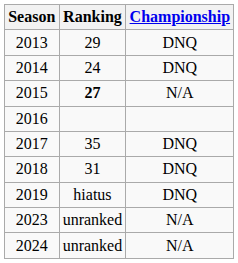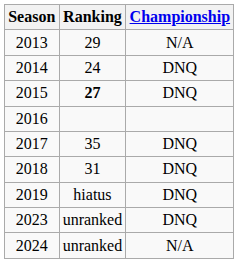(180, 42) DNQ -> (180, 42) N/A
(180, 93) N/A -> (180, 93) DNQ
(180, 220) N/A -> (180, 220) DNQ
